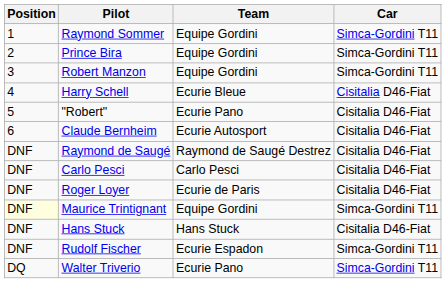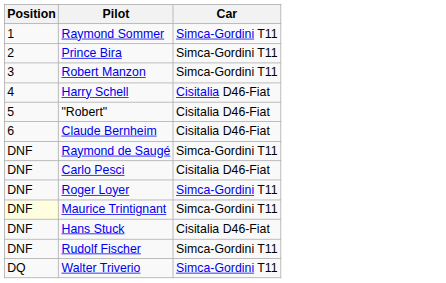- column: (253, 14)
(383, 151) Cisitalia D46-Fiat -> (227, 151) Simca-Gordini T11
(383, 190) Cisitalia D46-Fiat -> (227, 190) Simca-Gordini T11
